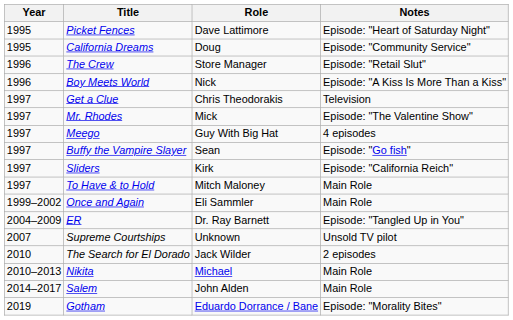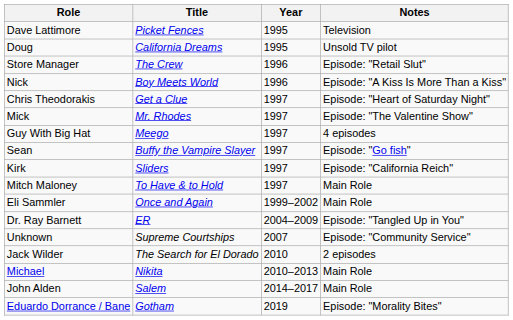columns swapped: (34, 13) <-> (256, 13)
(407, 30) Episode: "Heart of Saturday Night" -> (347, 30) Television
(397, 47) Episode: "Community Service" -> (360, 47) Unsold TV pilot
(347, 99) Television -> (407, 99) Episode: "Heart of Saturday Night"
(360, 237) Unsold TV pilot -> (397, 237) Episode: "Community Service"
